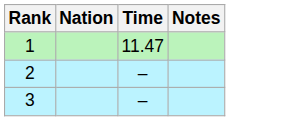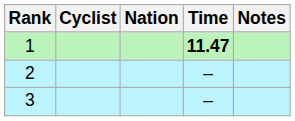+ column: (88, 18)
(143, 45) normal -> (208, 45) bold
